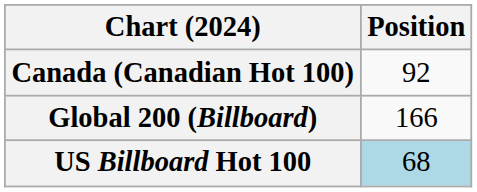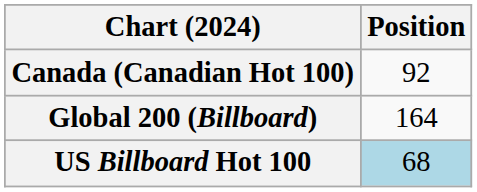(416, 117) 166 -> (416, 117) 164
